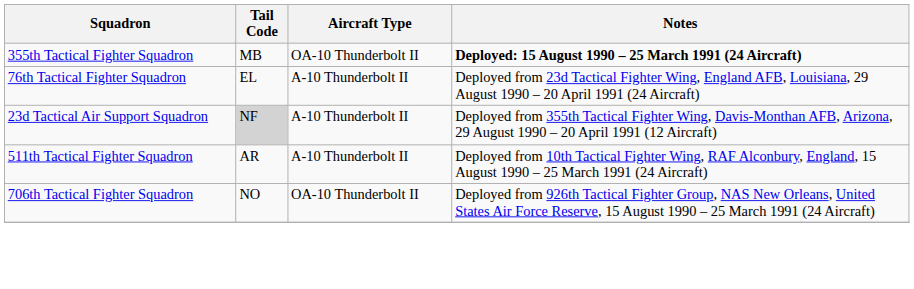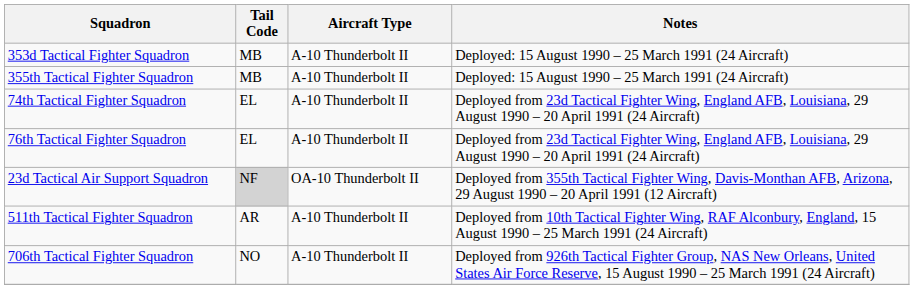+ row: (99, 54)
(355, 54) OA-10 Thunderbolt II -> (350, 77) A-10 Thunderbolt II
(628, 54) bold -> (622, 77) normal
+ row: (97, 100)
(350, 116) A-10 Thunderbolt II -> (355, 178) OA-10 Thunderbolt II
(355, 194) OA-10 Thunderbolt II -> (350, 256) A-10 Thunderbolt II
